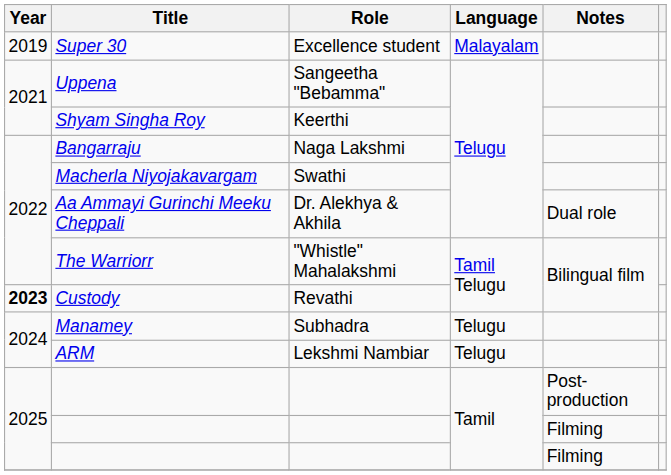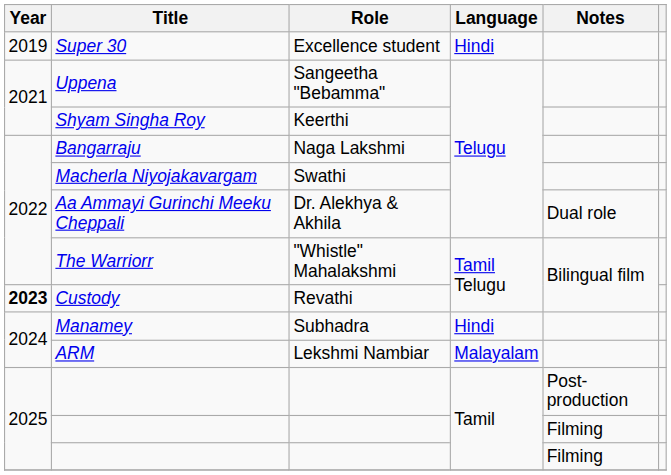(496, 45) Malayalam -> (474, 45) Hindi
(480, 326) Telugu -> (474, 326) Hindi
(480, 353) Telugu -> (496, 353) Malayalam
